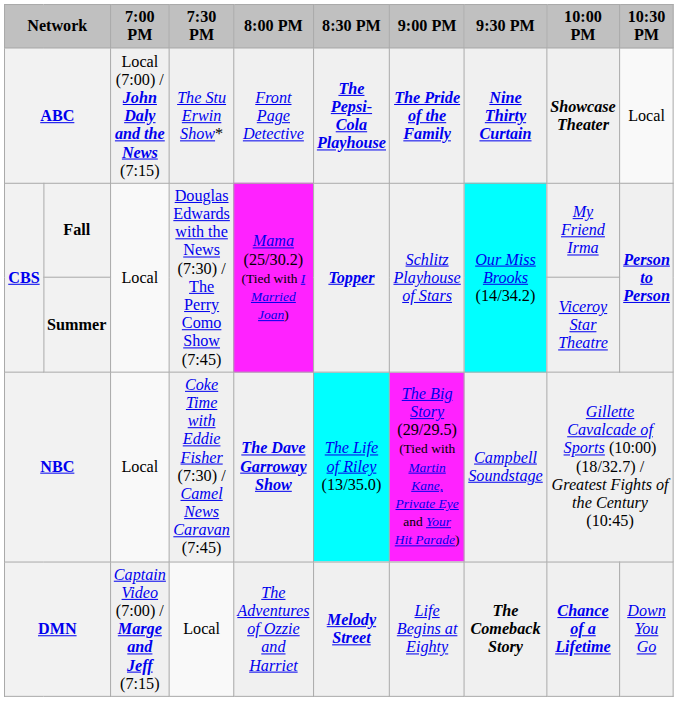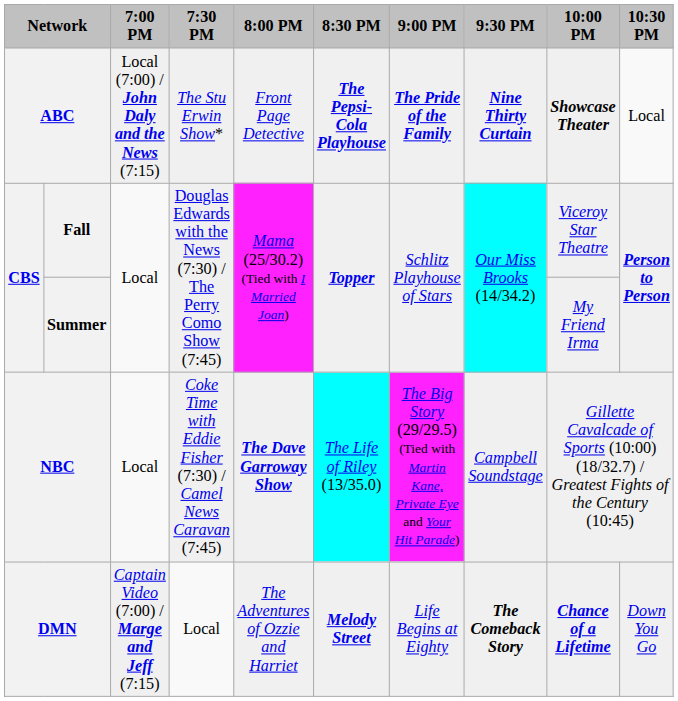(583, 230) My Friend Irma -> (583, 230) Viceroy Star Theatre
(583, 324) Viceroy Star Theatre -> (583, 324) My Friend Irma
